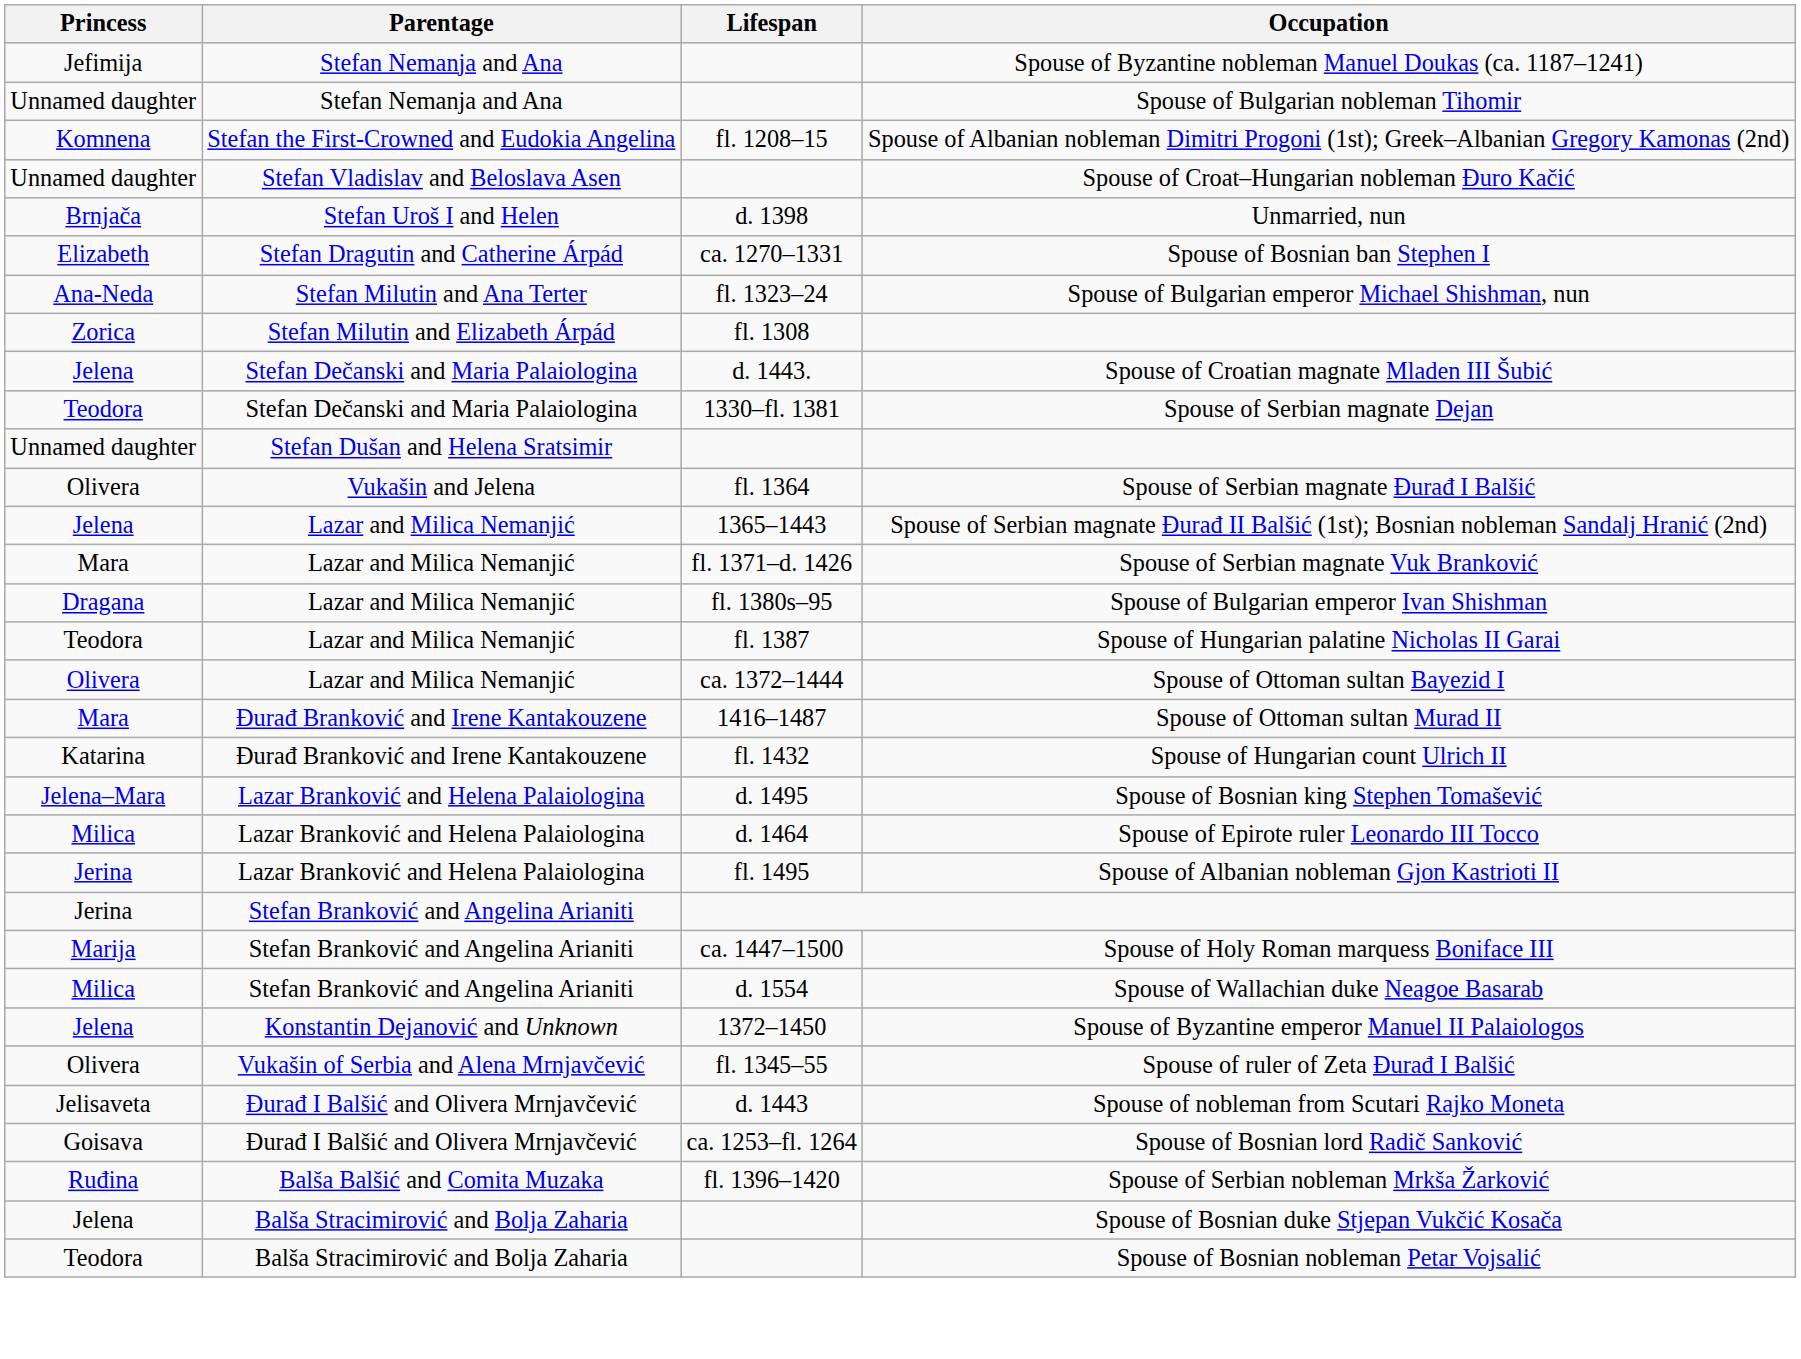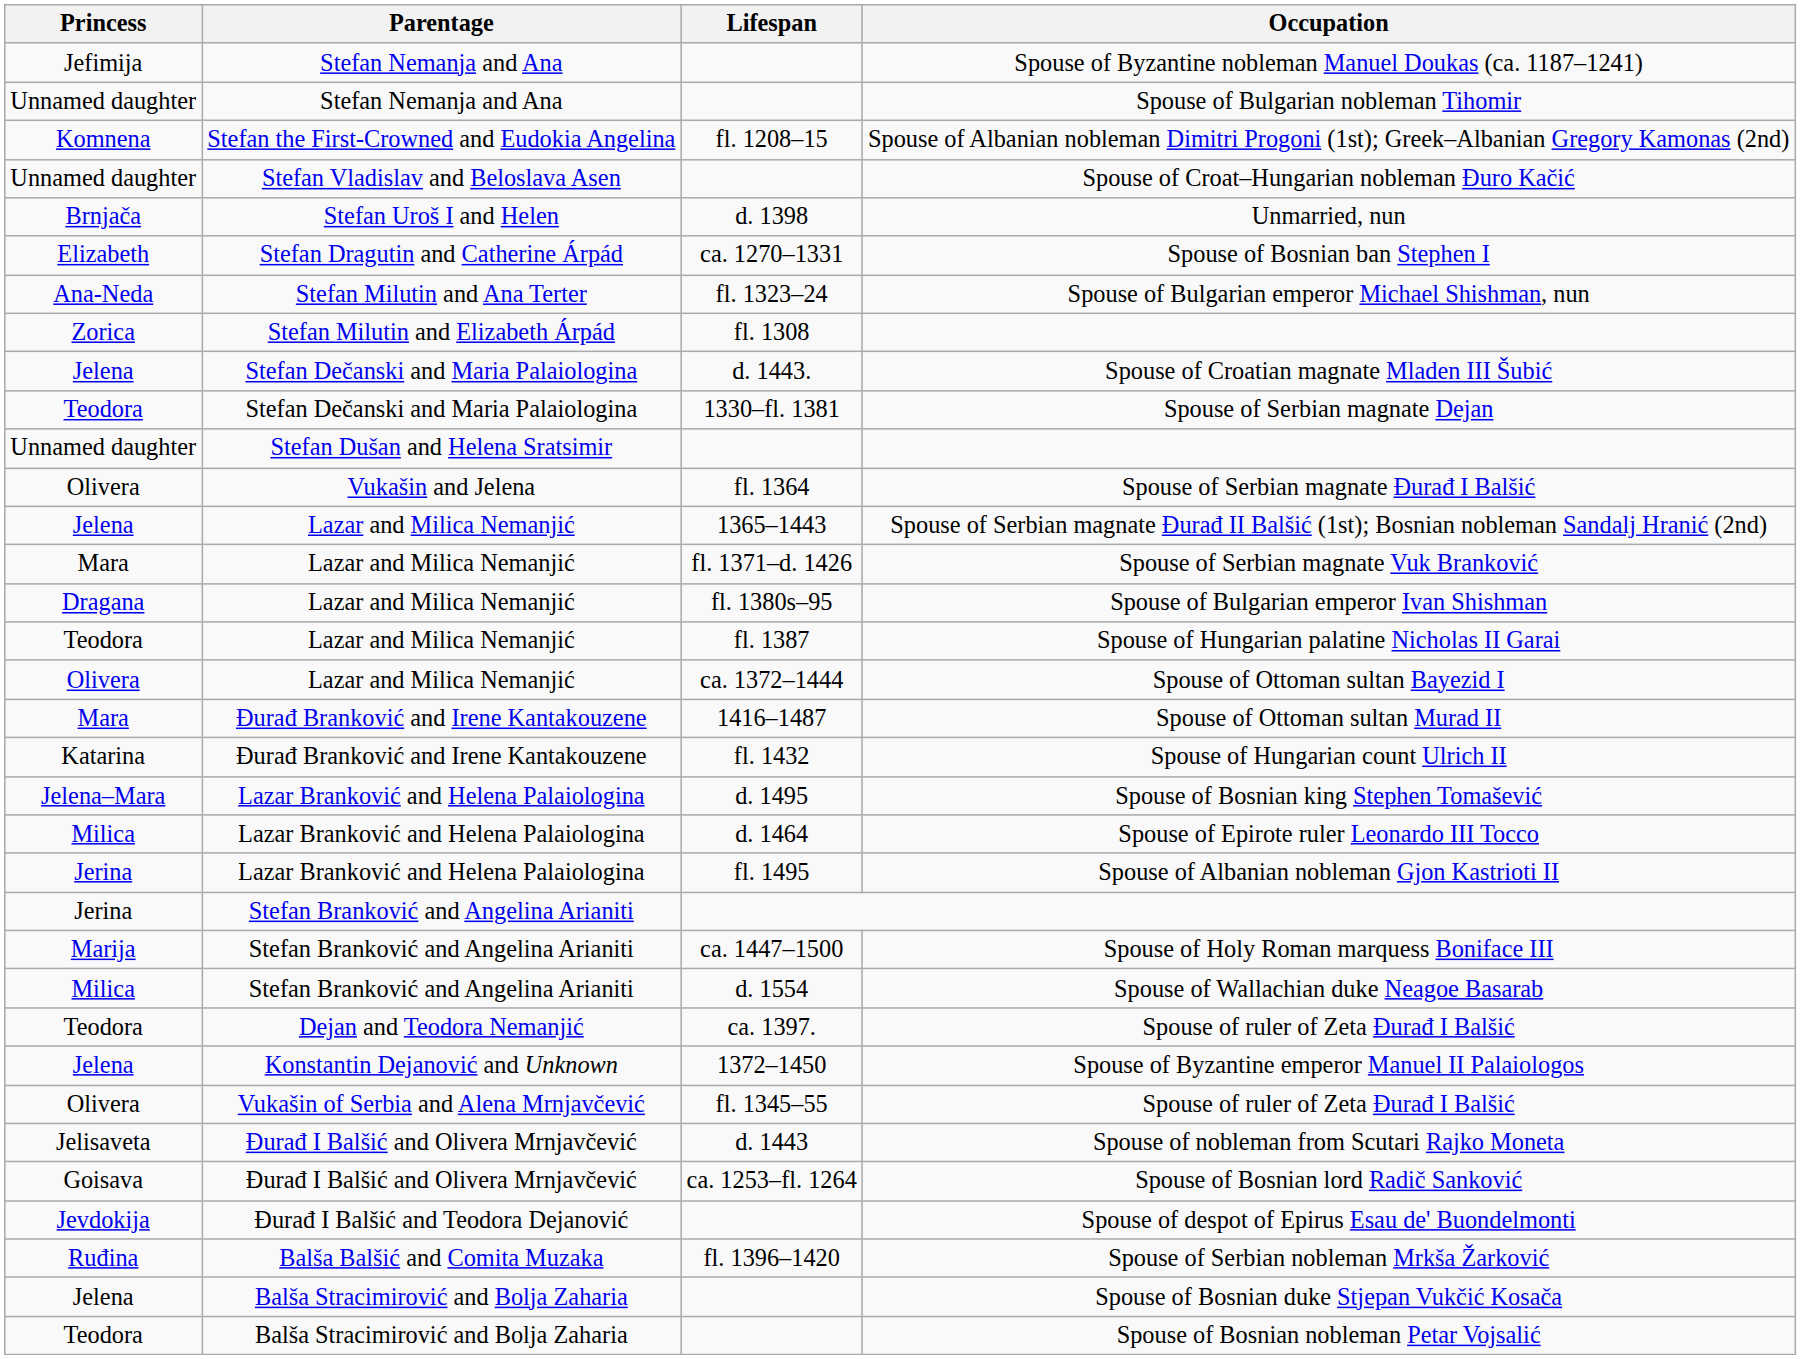+ row: (103, 1026)
+ row: (103, 1219)
